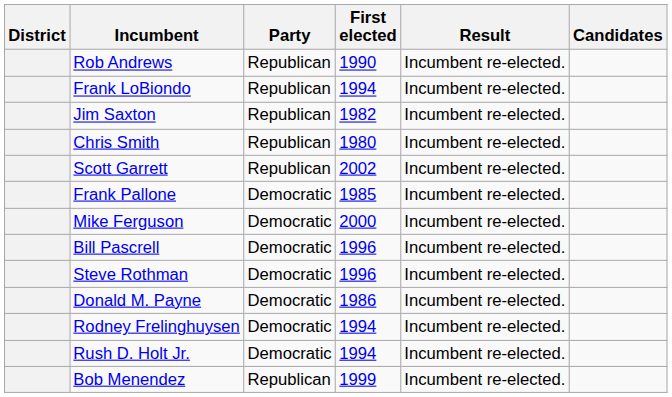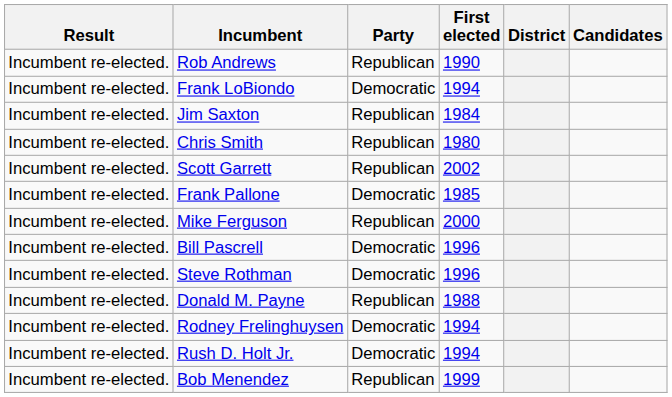columns swapped: (37, 36) <-> (485, 36)
(289, 89) Republican -> (393, 89) Democratic
(358, 115) 1982 -> (461, 115) 1984
(290, 221) Democratic -> (393, 221) Republican
(290, 300) Democratic -> (393, 300) Republican
(358, 300) 1986 -> (461, 300) 1988
